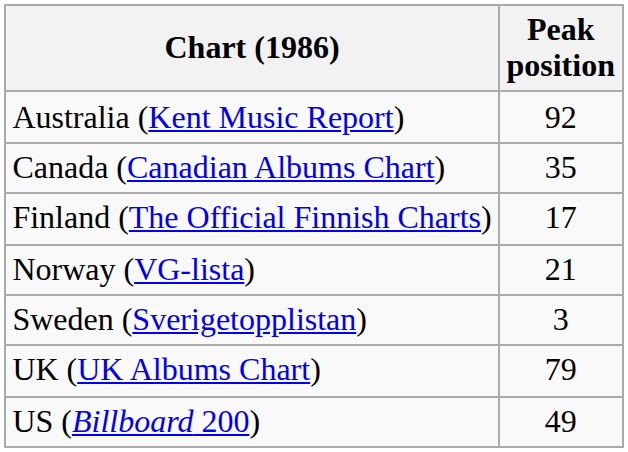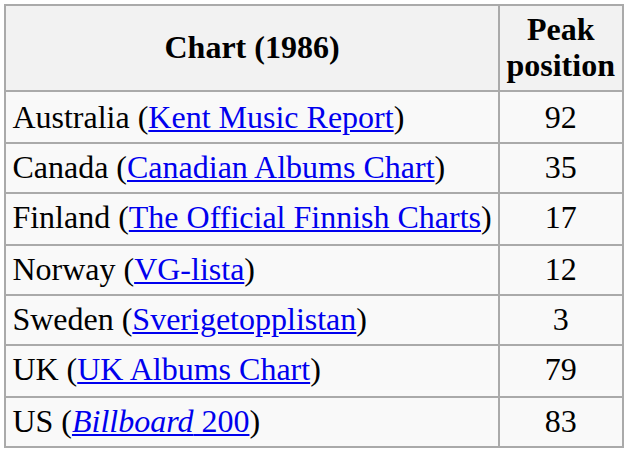(561, 268) 21 -> (561, 268) 12
(561, 421) 49 -> (561, 421) 83
